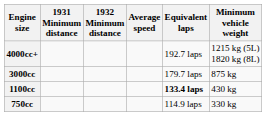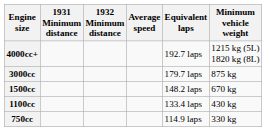+ row: (22, 89)
(184, 89) bold -> (183, 104) normal
